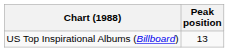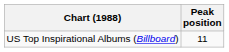(202, 39) 13 -> (202, 39) 11
